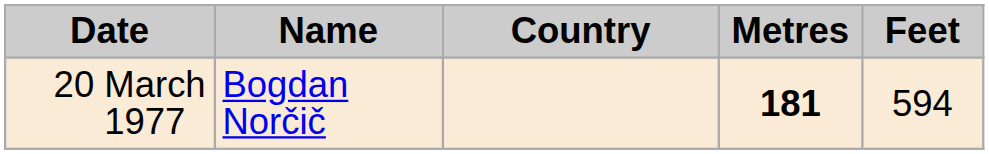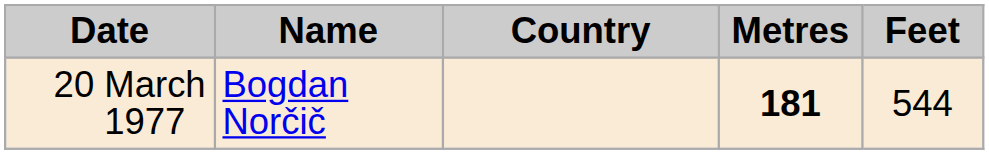(922, 102) 594 -> (922, 102) 544
